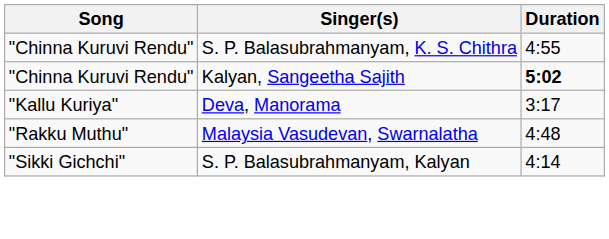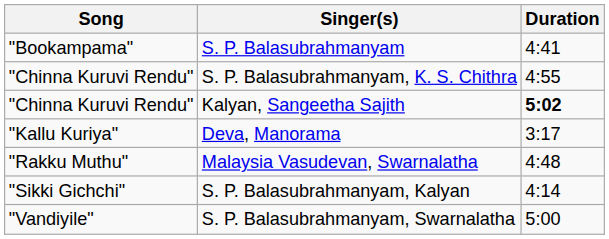+ row: (303, 48)
+ row: (358, 220)
